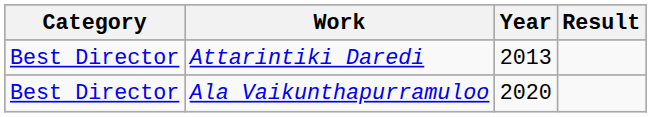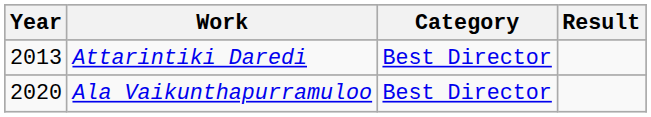columns swapped: (526, 23) <-> (95, 23)
